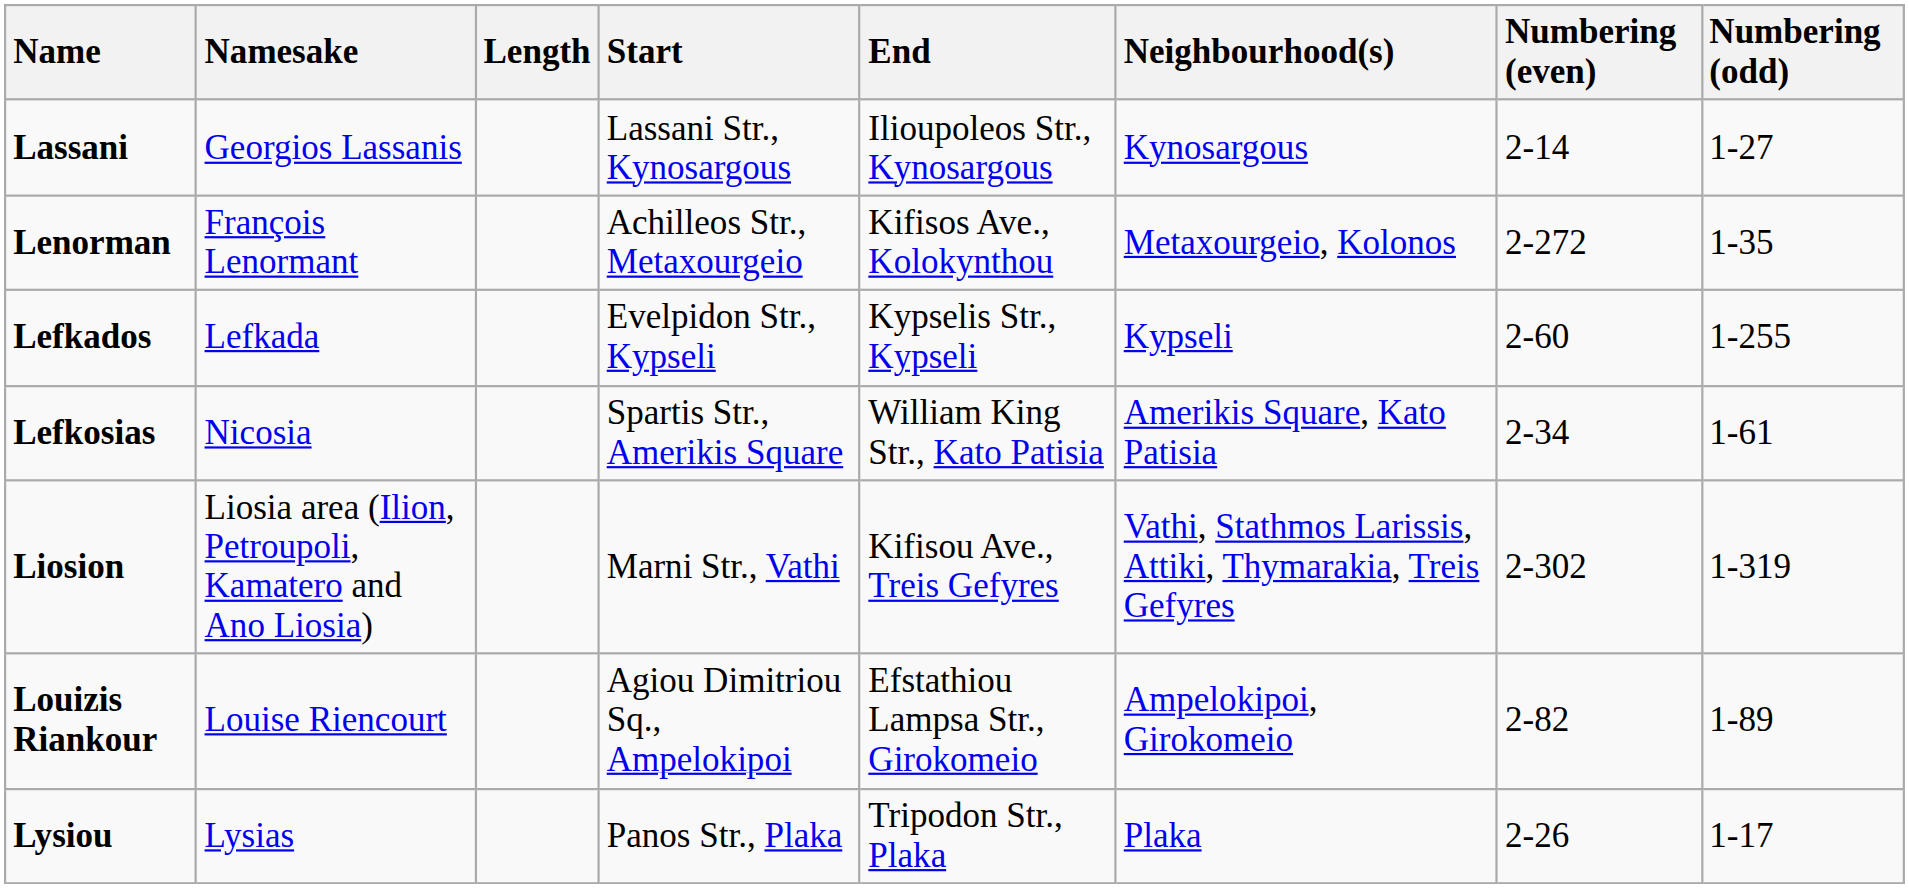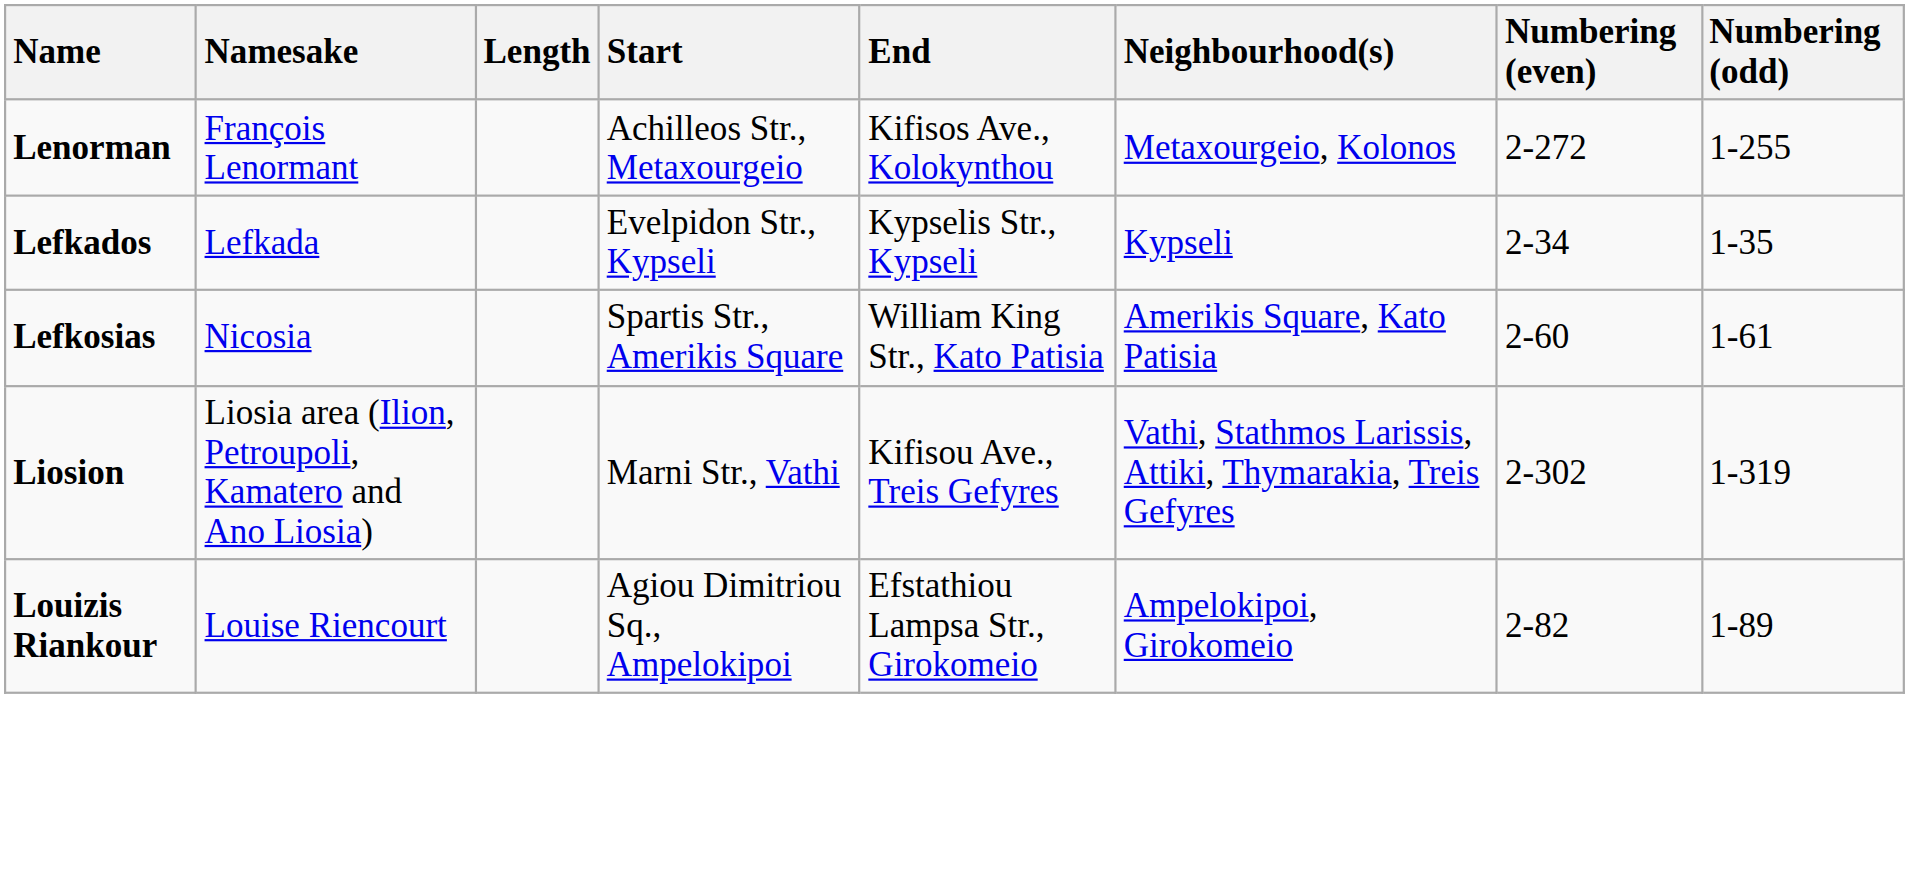- row: (71, 146)
(1741, 241) 1-35 -> (1750, 146) 1-255
(1537, 336) 2-60 -> (1537, 241) 2-34
(1750, 336) 1-255 -> (1741, 241) 1-35
(1537, 431) 2-34 -> (1537, 336) 2-60
- row: (63, 835)
